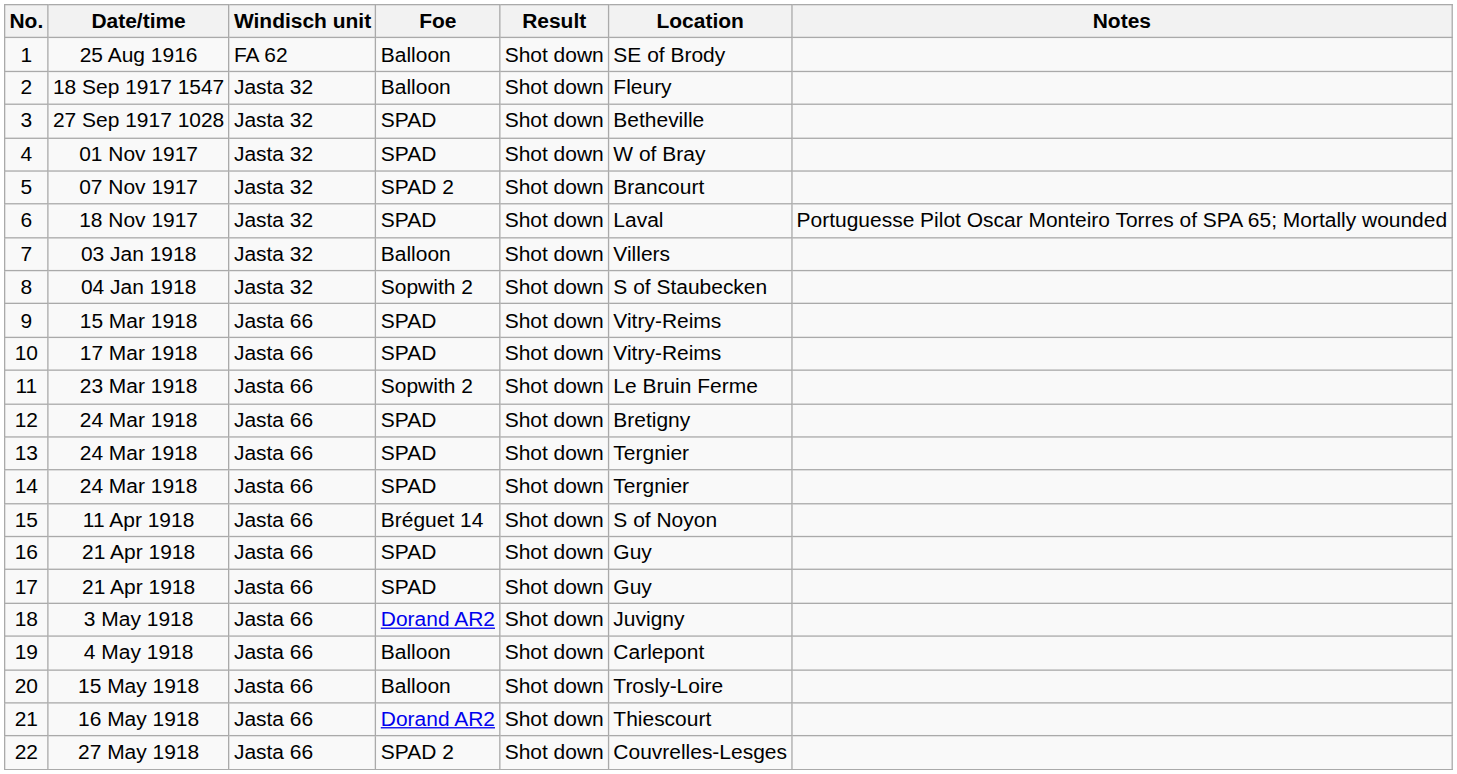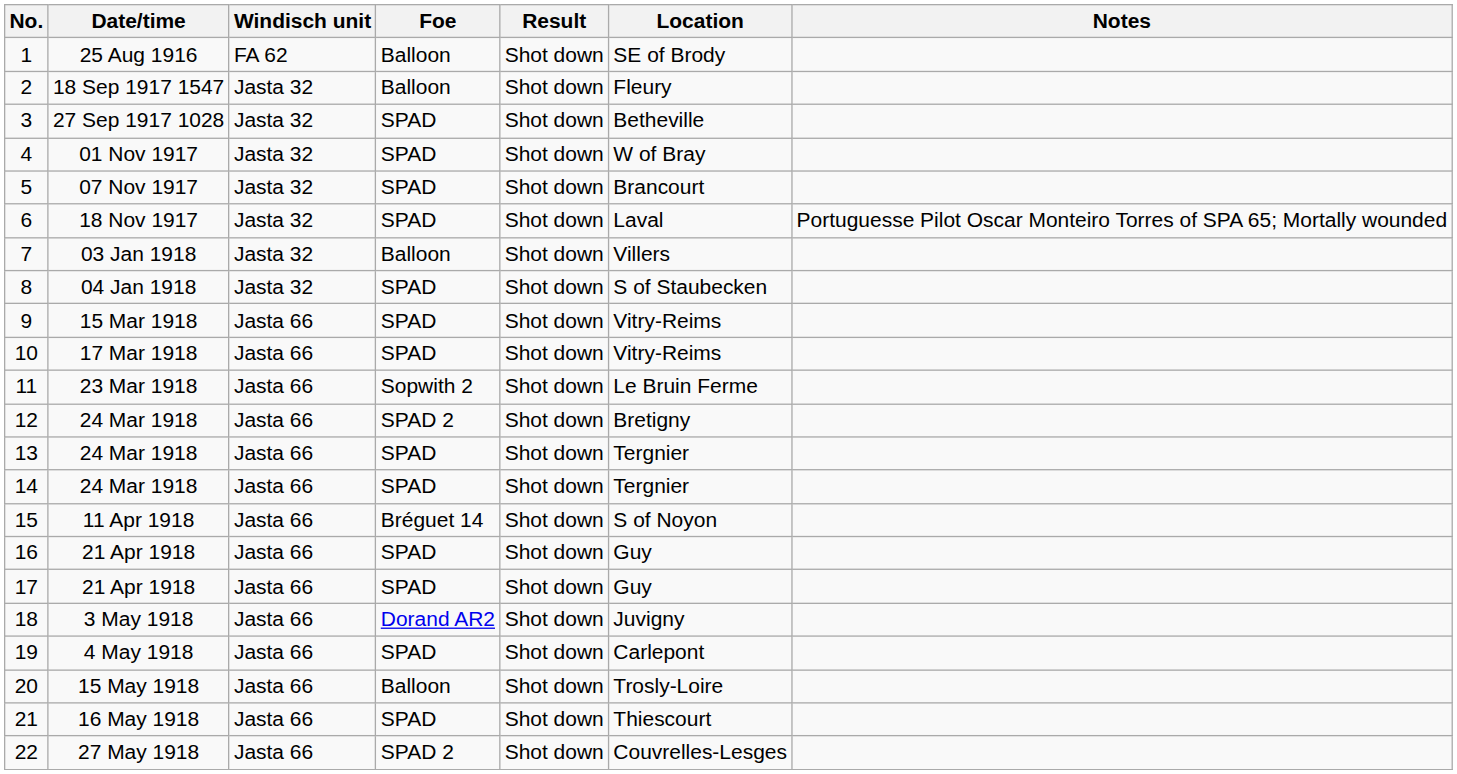(417, 187) SPAD 2 -> (409, 187) SPAD
(427, 287) Sopwith 2 -> (409, 287) SPAD
(409, 420) SPAD -> (417, 420) SPAD 2
(416, 652) Balloon -> (409, 652) SPAD
(438, 719) Dorand AR2 -> (409, 719) SPAD
